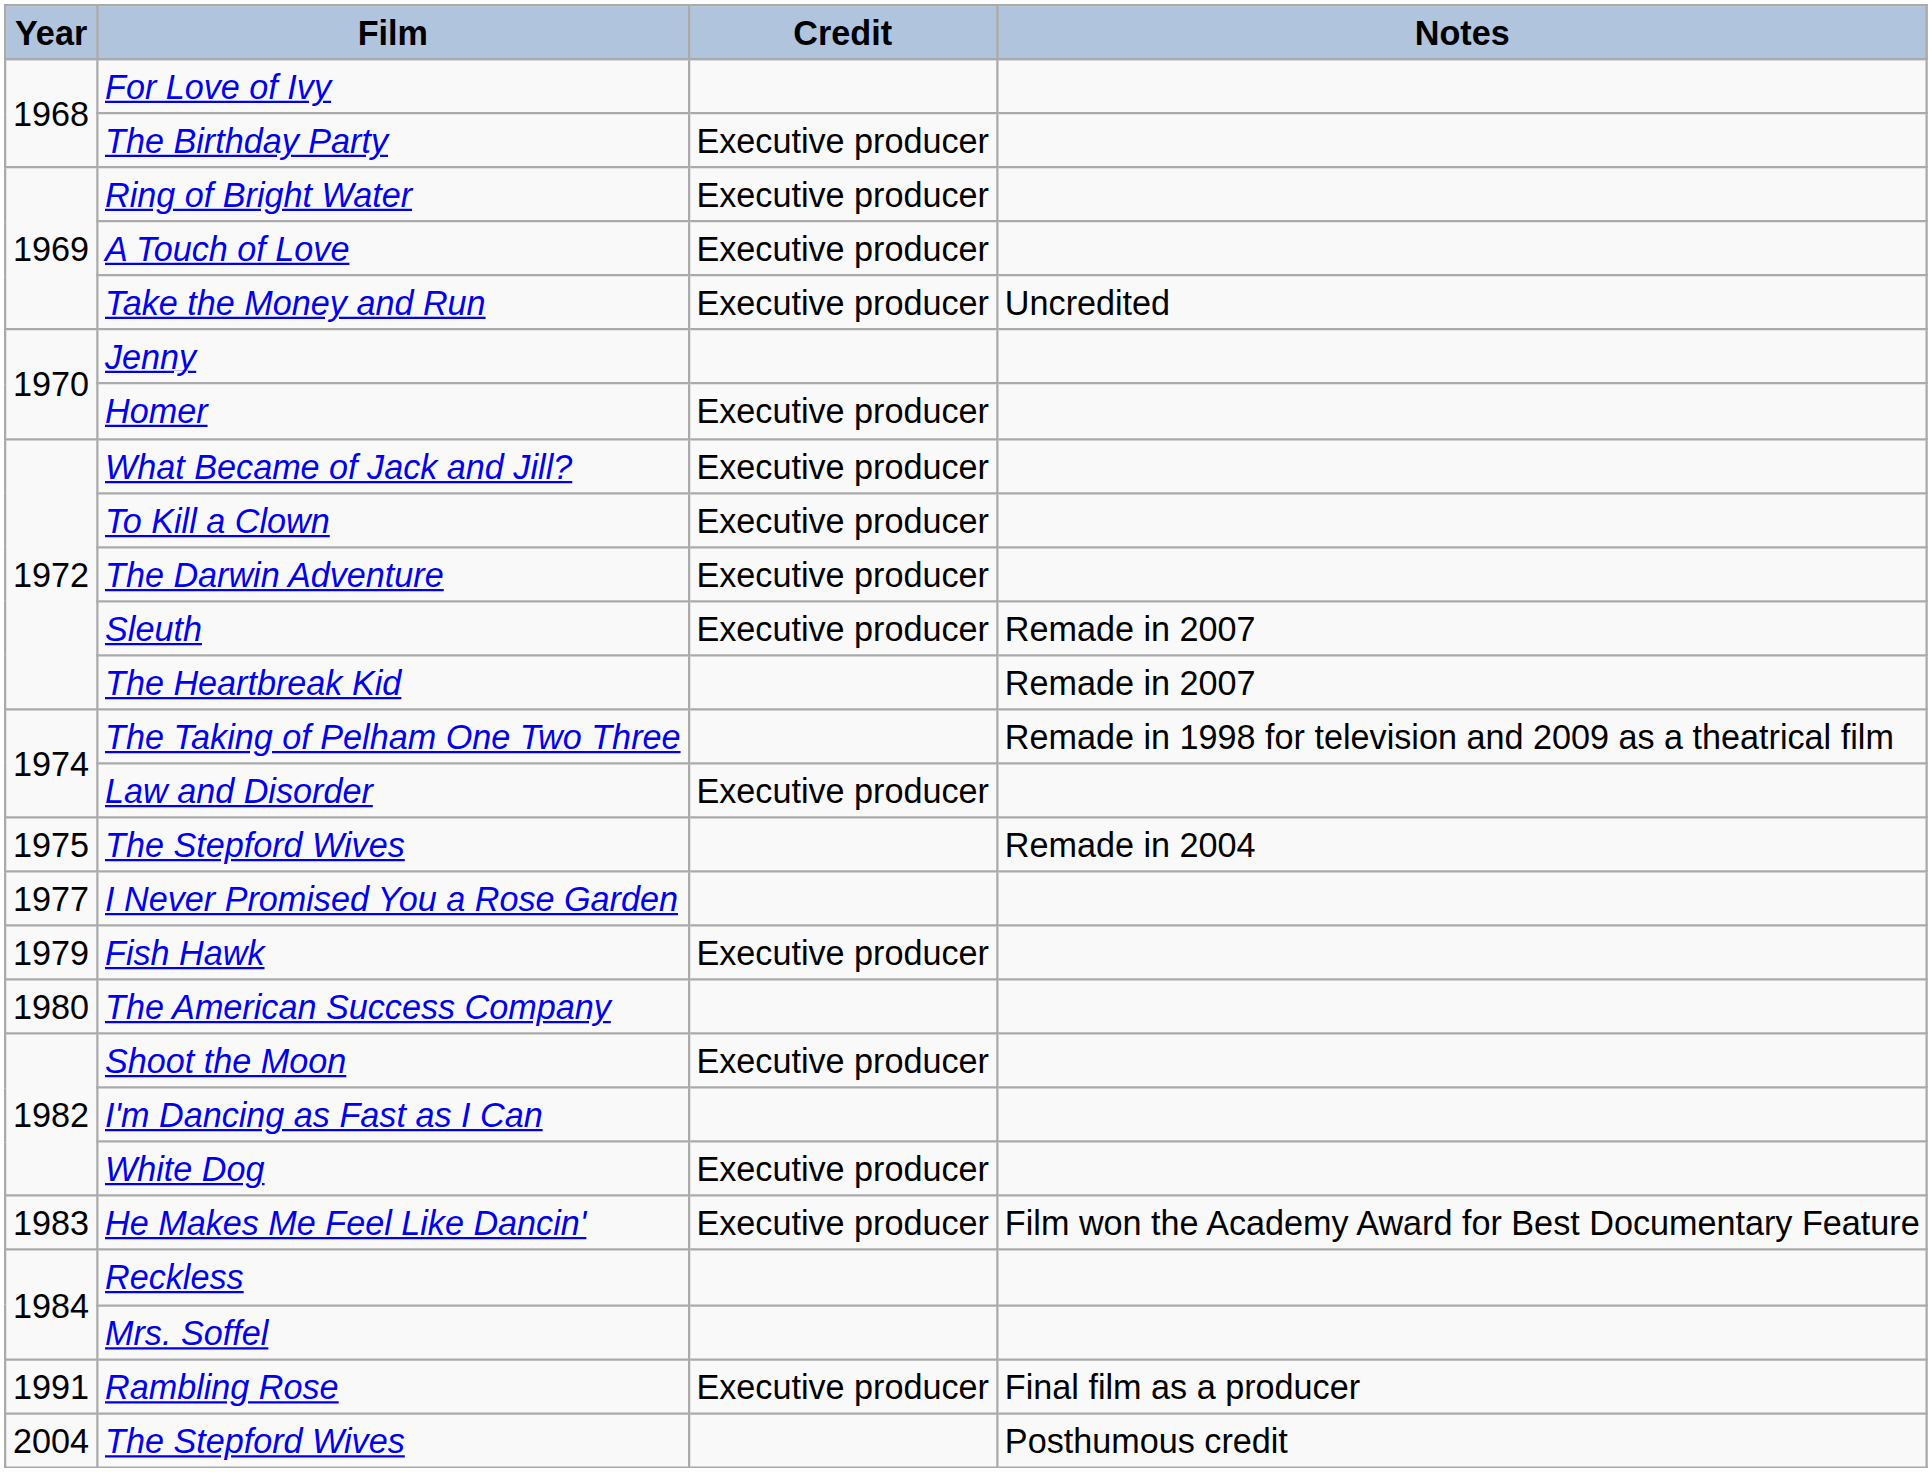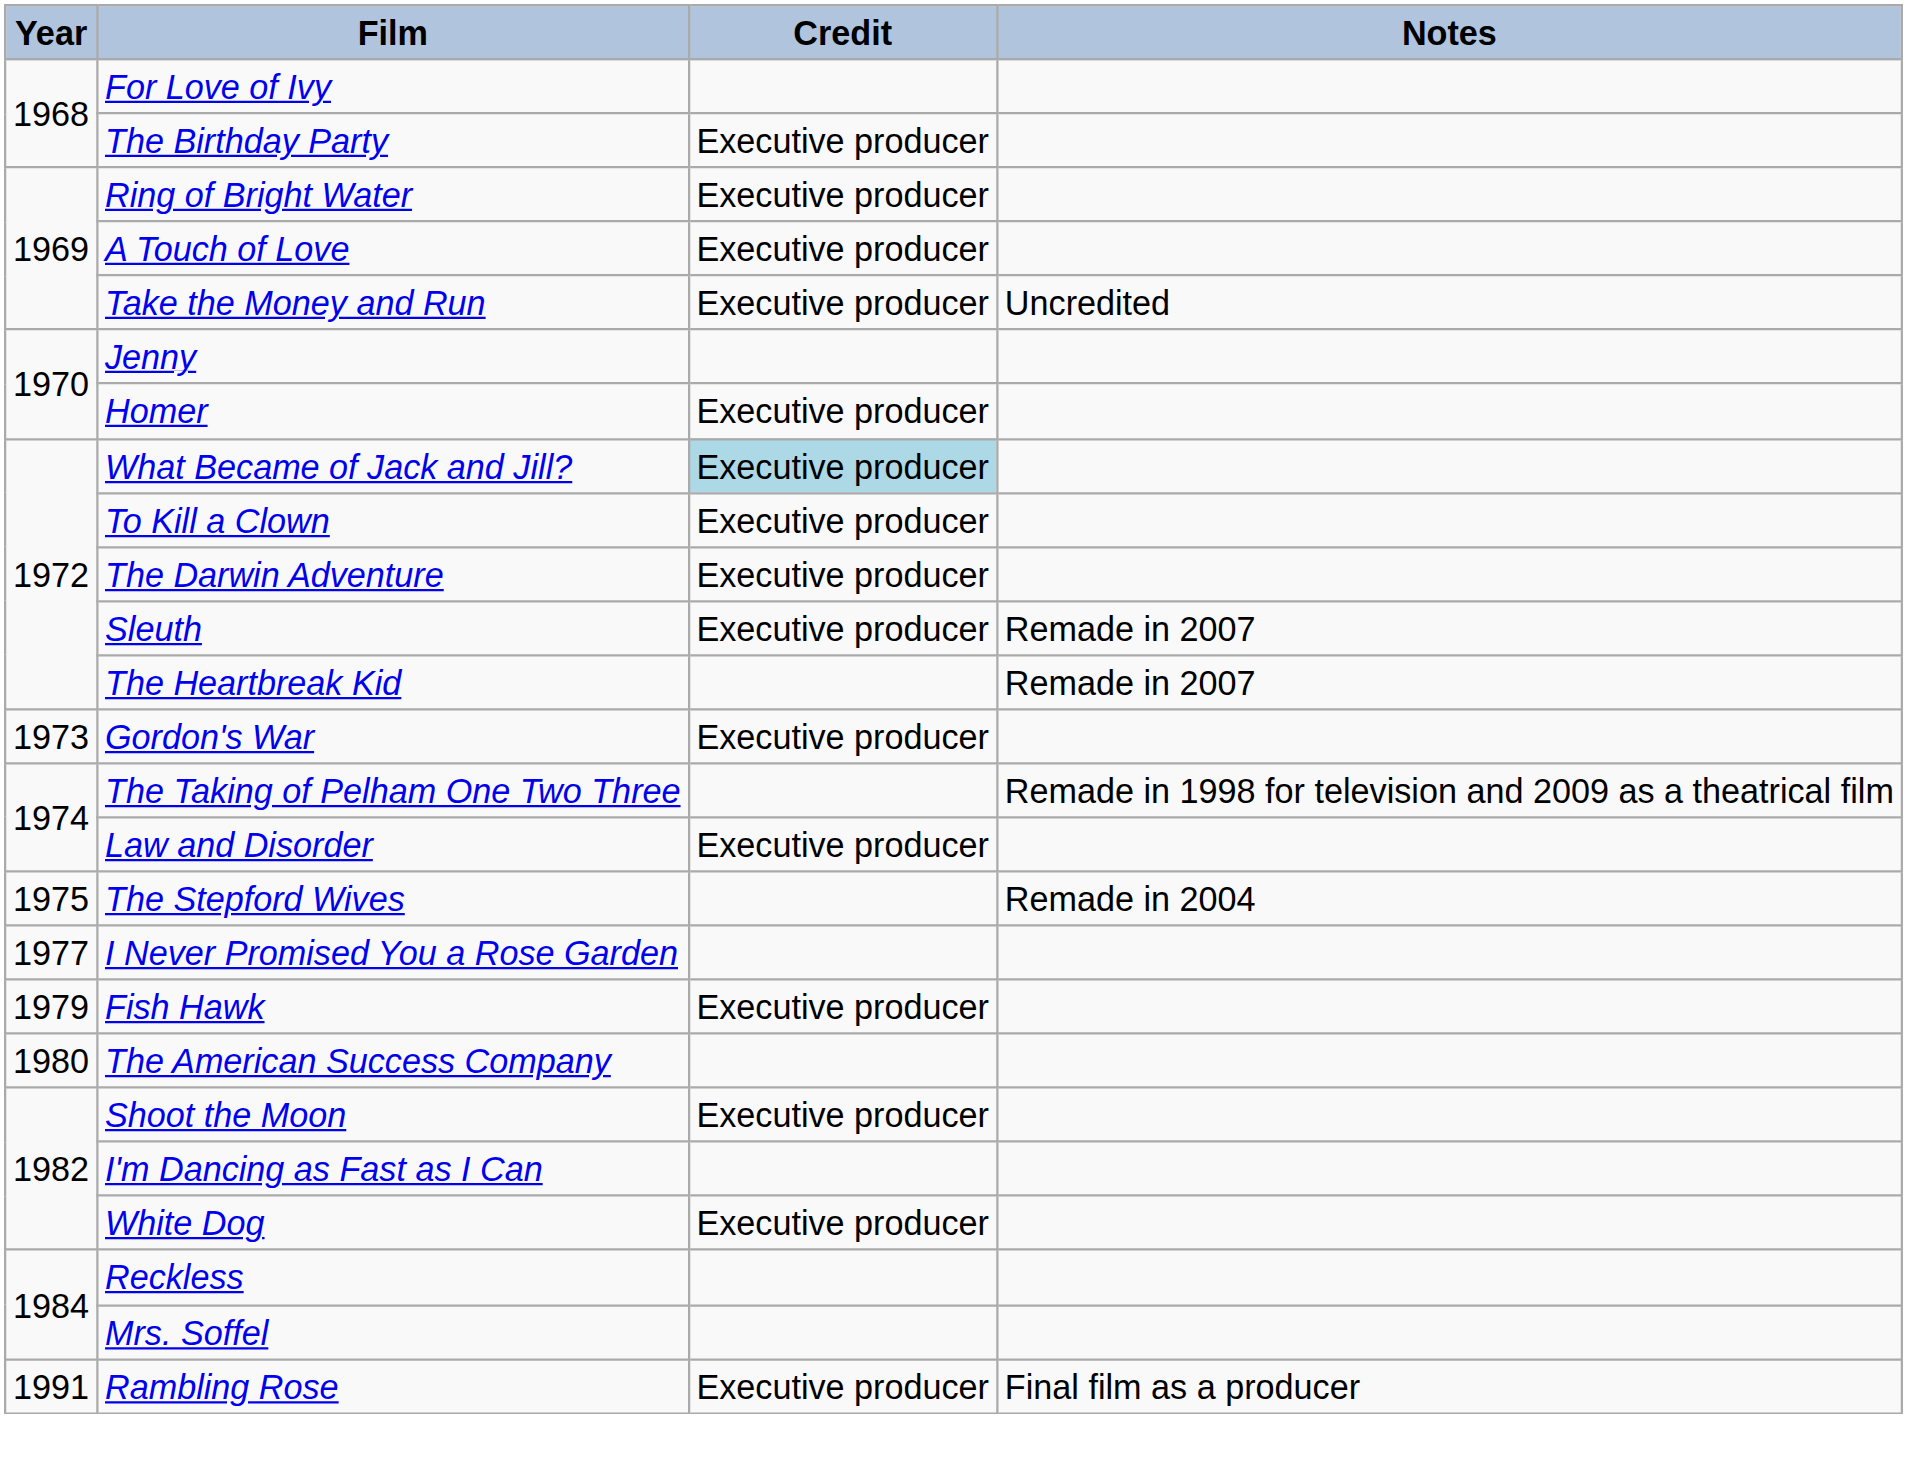(843, 466) no background -> (843, 466) lightblue background
+ row: (51, 736)
- row: (51, 1223)
- row: (51, 1440)
